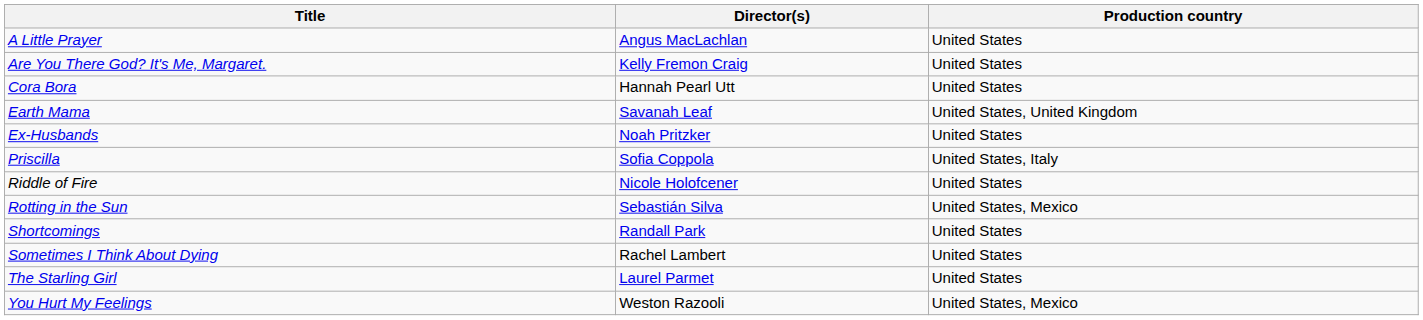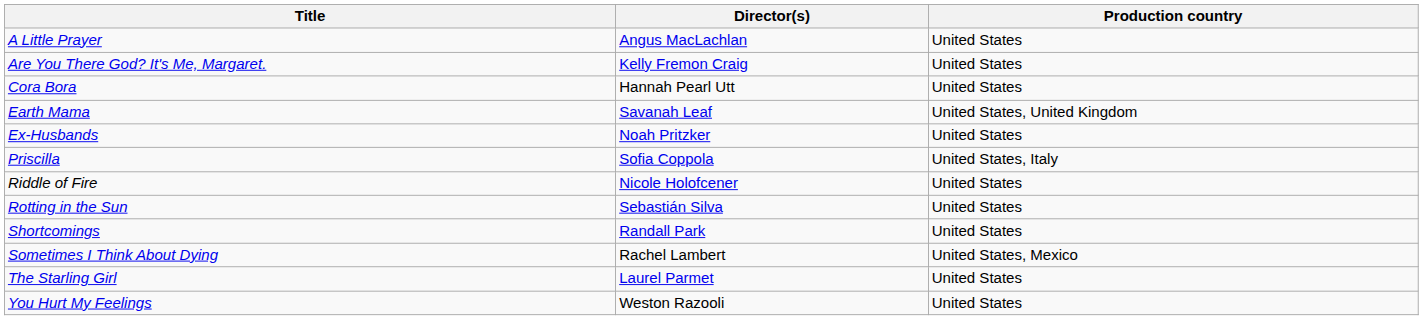(1005, 207) United States, Mexico -> (977, 207) United States
(977, 254) United States -> (1005, 254) United States, Mexico
(1005, 302) United States, Mexico -> (977, 302) United States
